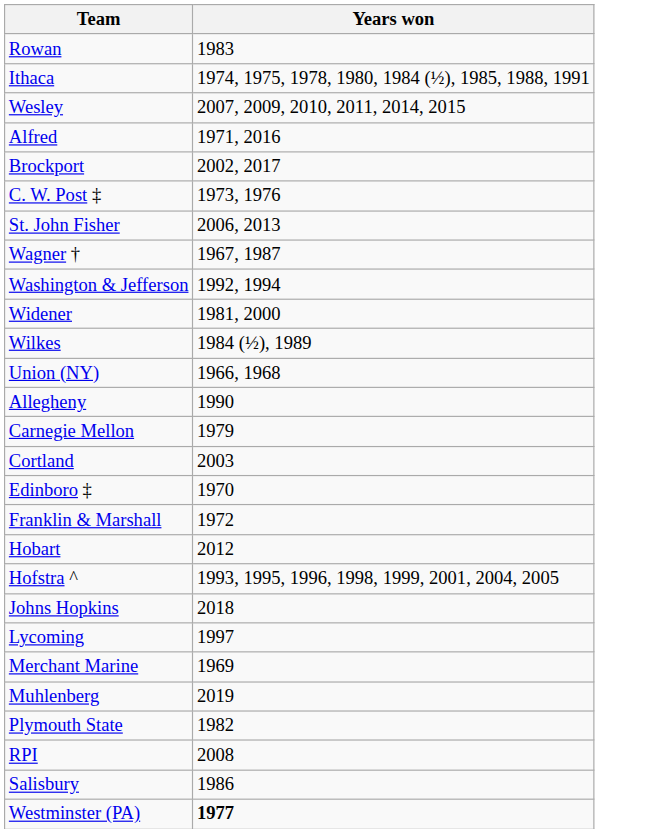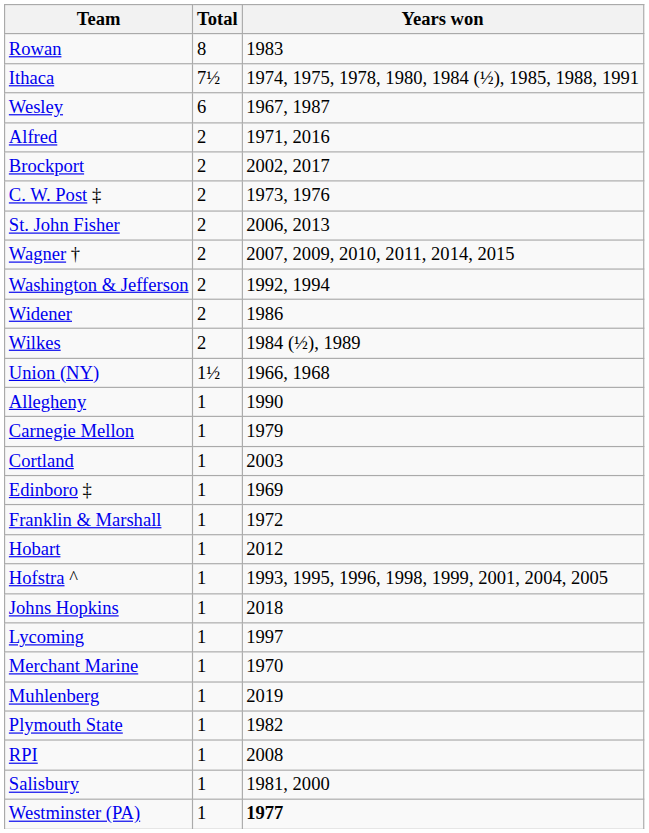+ column: (217, 19)
(331, 107) 2007, 2009, 2010, 2011, 2014, 2015 -> (288, 107) 1967, 1987
(239, 254) 1967, 1987 -> (380, 254) 2007, 2009, 2010, 2011, 2014, 2015
(239, 313) 1981, 2000 -> (265, 313) 1986
(216, 490) 1970 -> (265, 490) 1969
(216, 666) 1969 -> (265, 666) 1970
(216, 784) 1986 -> (288, 784) 1981, 2000
